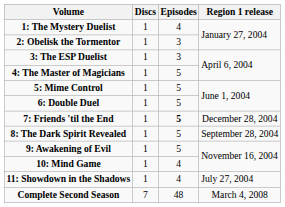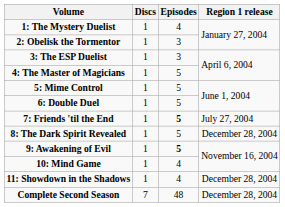(240, 118) December 28, 2004 -> (227, 118) July 27, 2004
(240, 133) September 28, 2004 -> (239, 133) December 28, 2004
(179, 149) normal -> (179, 149) bold
(227, 179) July 27, 2004 -> (239, 179) December 28, 2004
(240, 194) March 4, 2008 -> (239, 194) December 28, 2004
